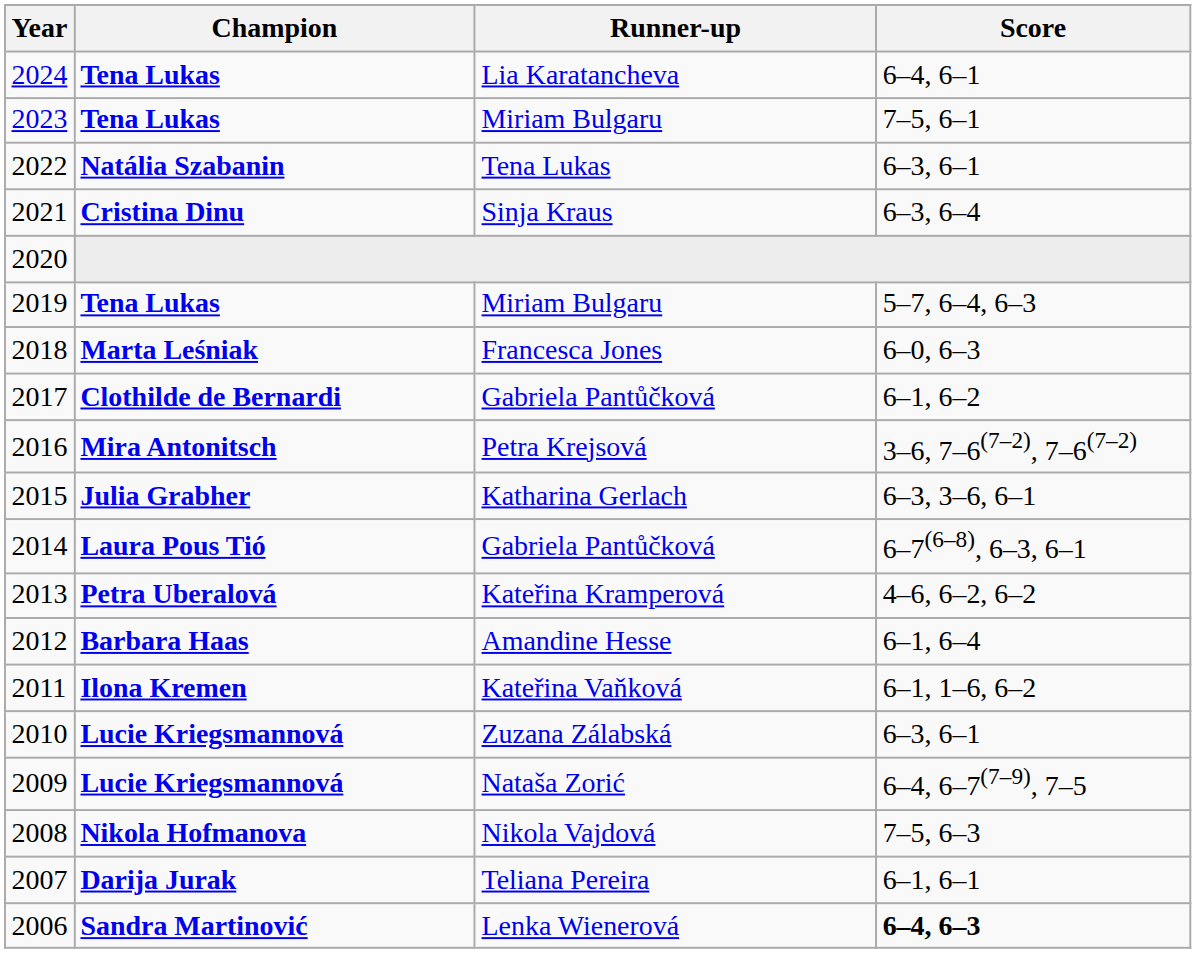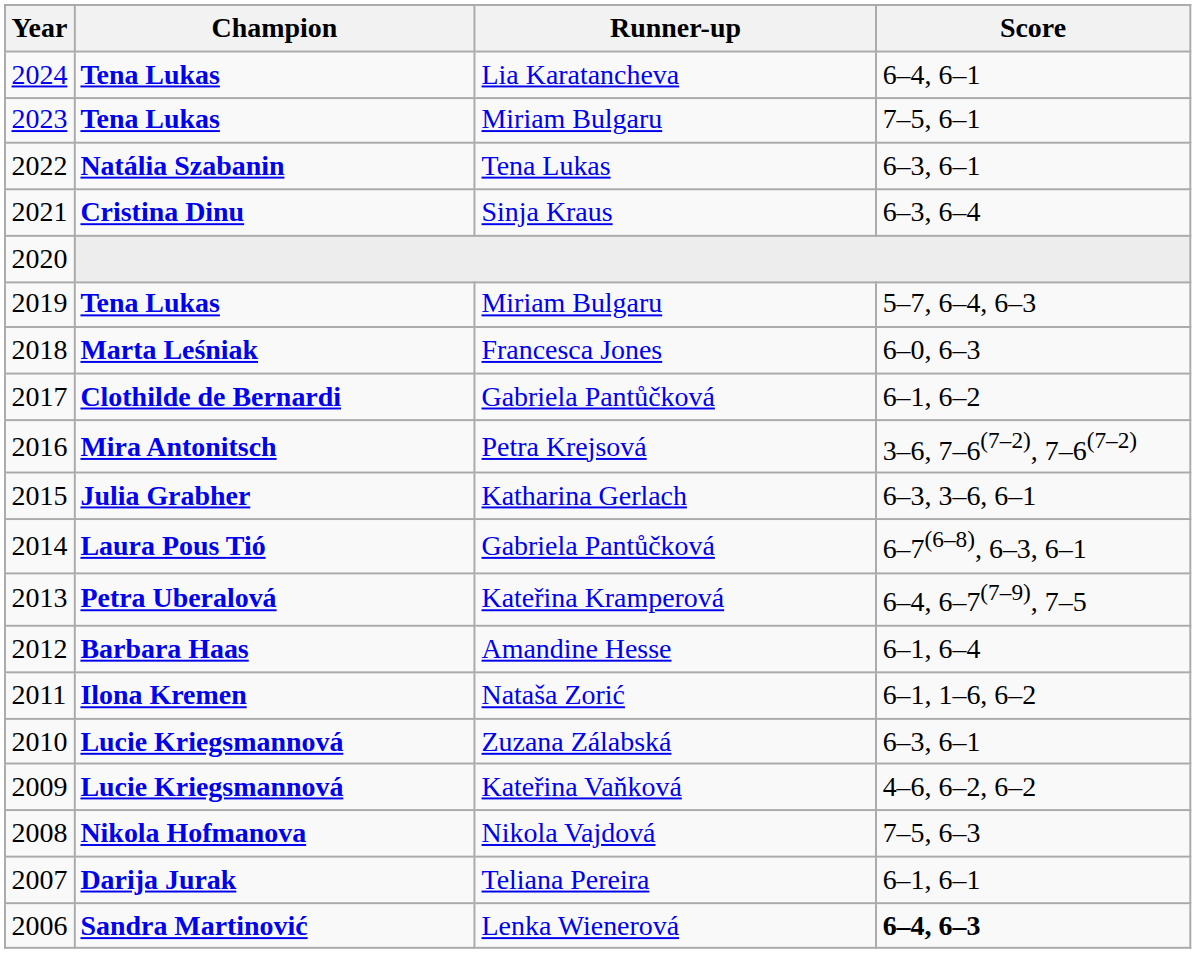(959, 595) 4–6, 6–2, 6–2 -> (985, 599) 6–4, 6–7(7–9), 7–5
(582, 687) Kateřina Vaňková -> (553, 695) Nataša Zorić
(553, 783) Nataša Zorić -> (582, 787) Kateřina Vaňková
(985, 783) 6–4, 6–7(7–9), 7–5 -> (959, 787) 4–6, 6–2, 6–2
